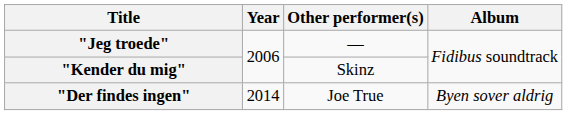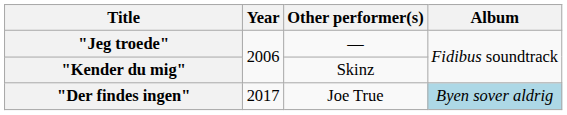(263, 95) 2014 -> (263, 95) 2017
(495, 95) no background -> (495, 95) lightblue background
